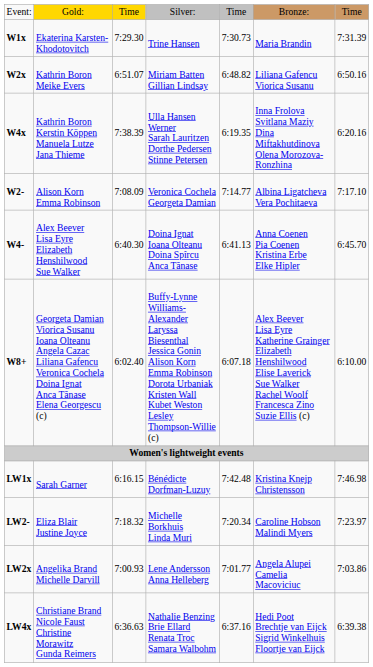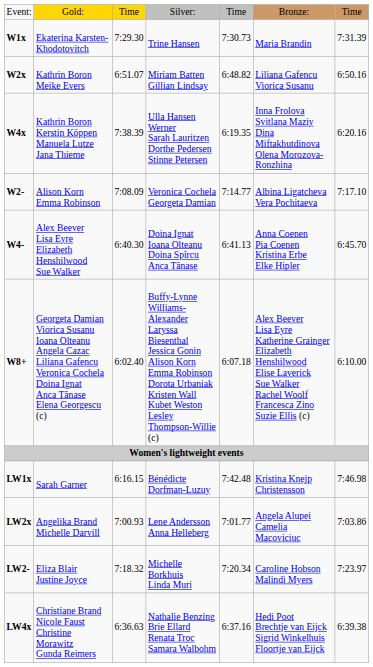rows swapped: (19, 569) <-> (18, 521)
